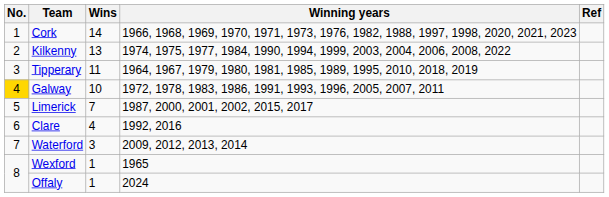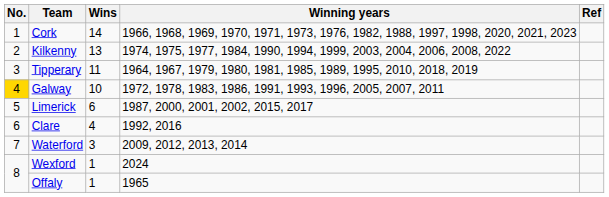(92, 107) 7 -> (92, 107) 6
(135, 164) 1965 -> (135, 164) 2024
(135, 182) 2024 -> (135, 182) 1965
